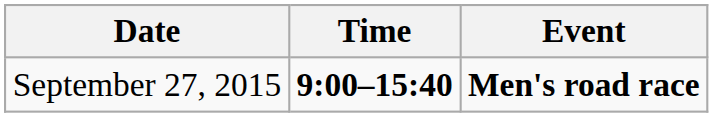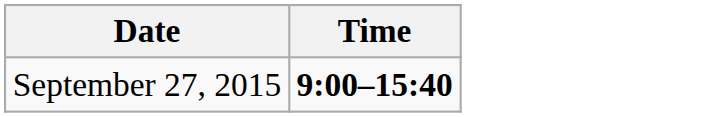- column: (584, 31)
